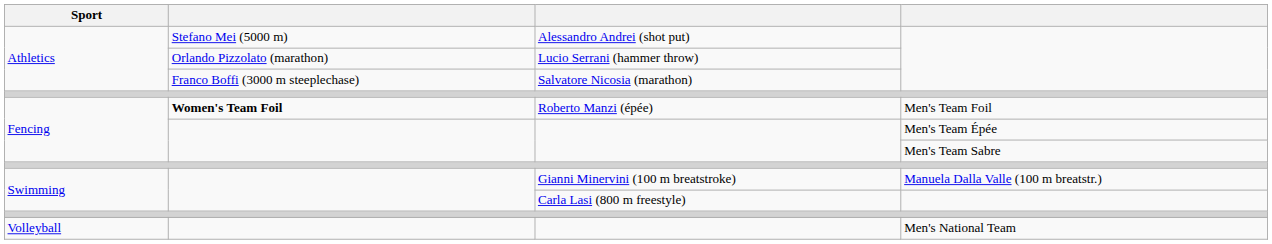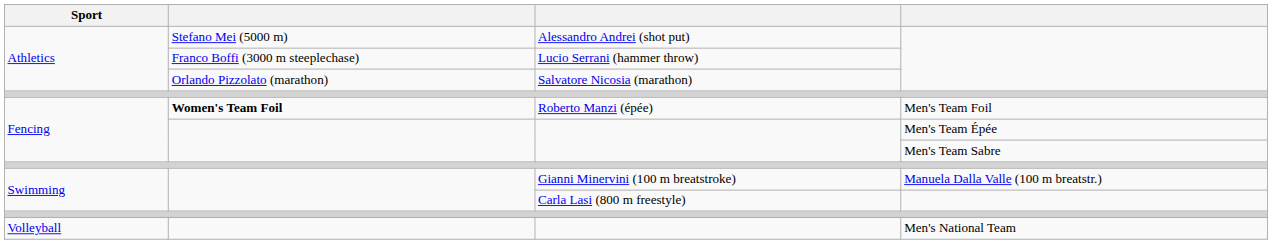(250, 58) Orlando Pizzolato (marathon) -> (265, 58) Franco Boffi (3000 m steeplechase)
(265, 80) Franco Boffi (3000 m steeplechase) -> (250, 80) Orlando Pizzolato (marathon)
